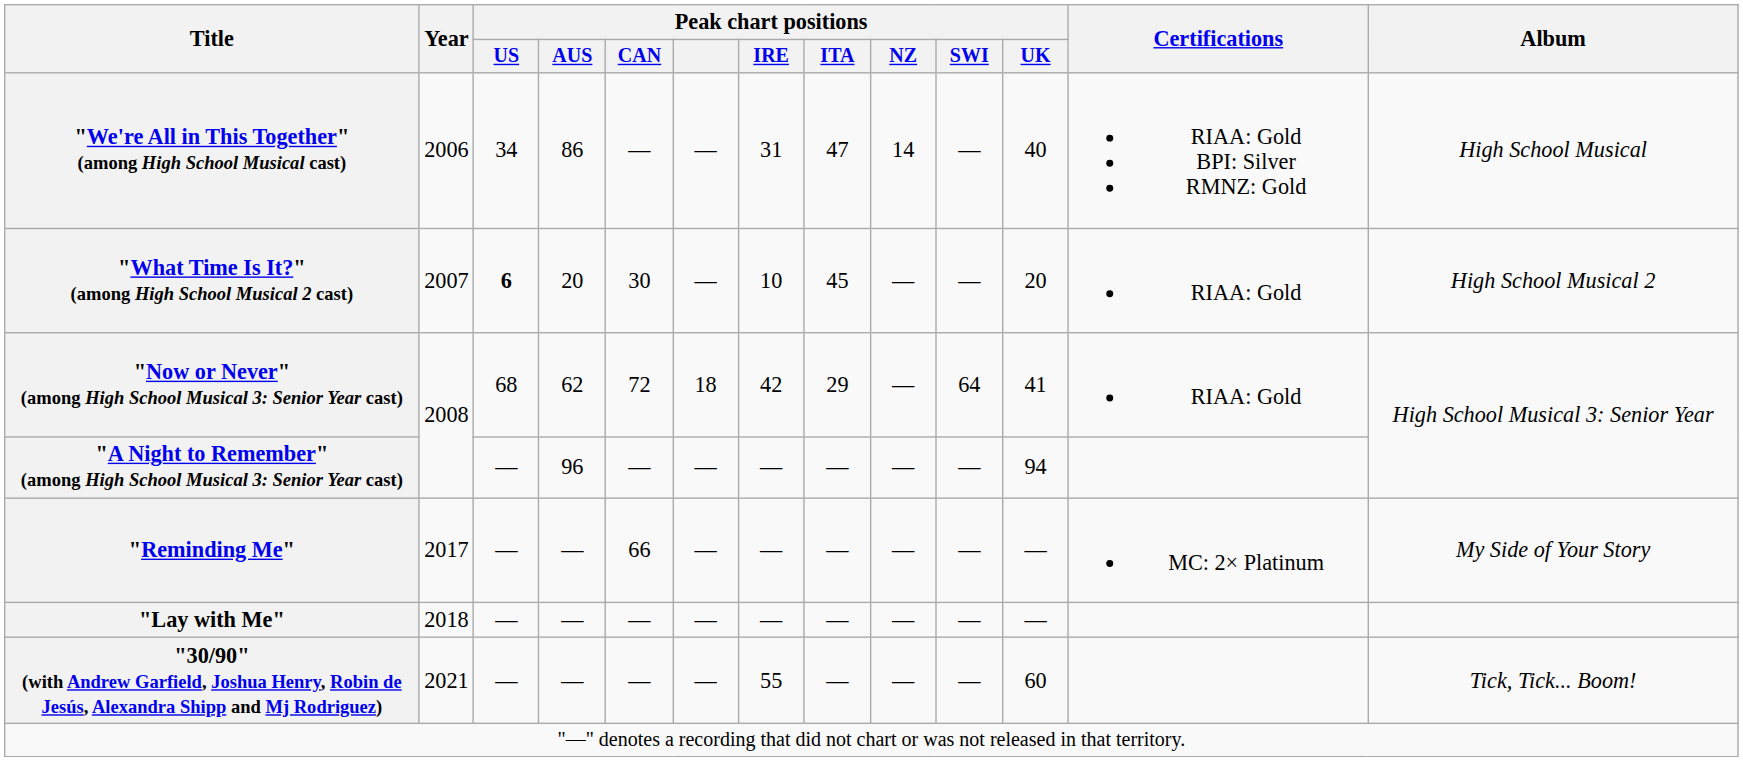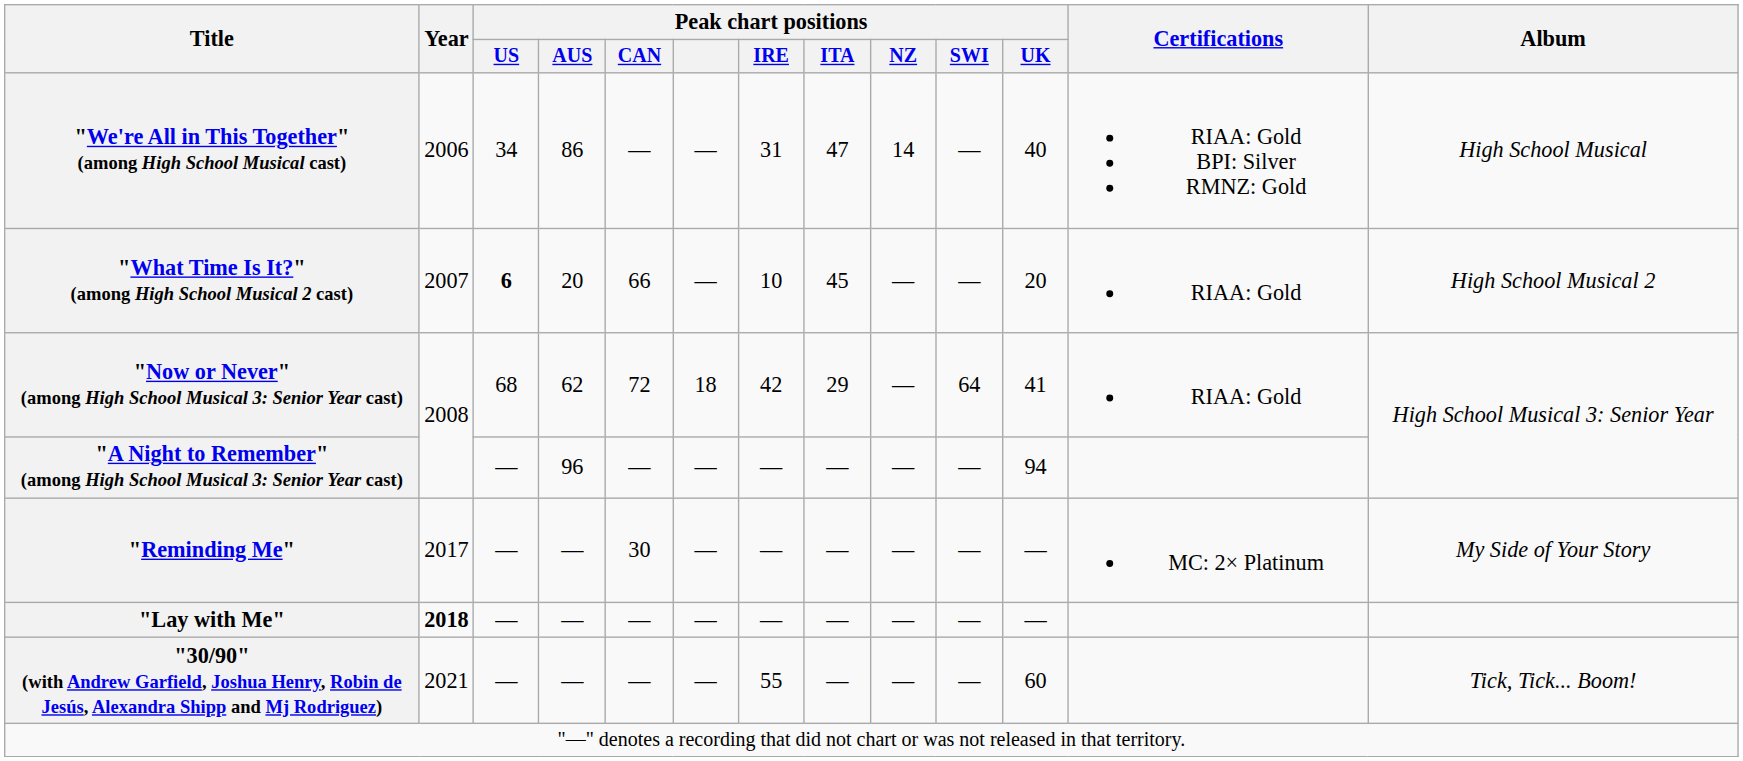(639, 279) 30 -> (639, 279) 66
(639, 549) 66 -> (639, 549) 30
(446, 619) normal -> (446, 619) bold
